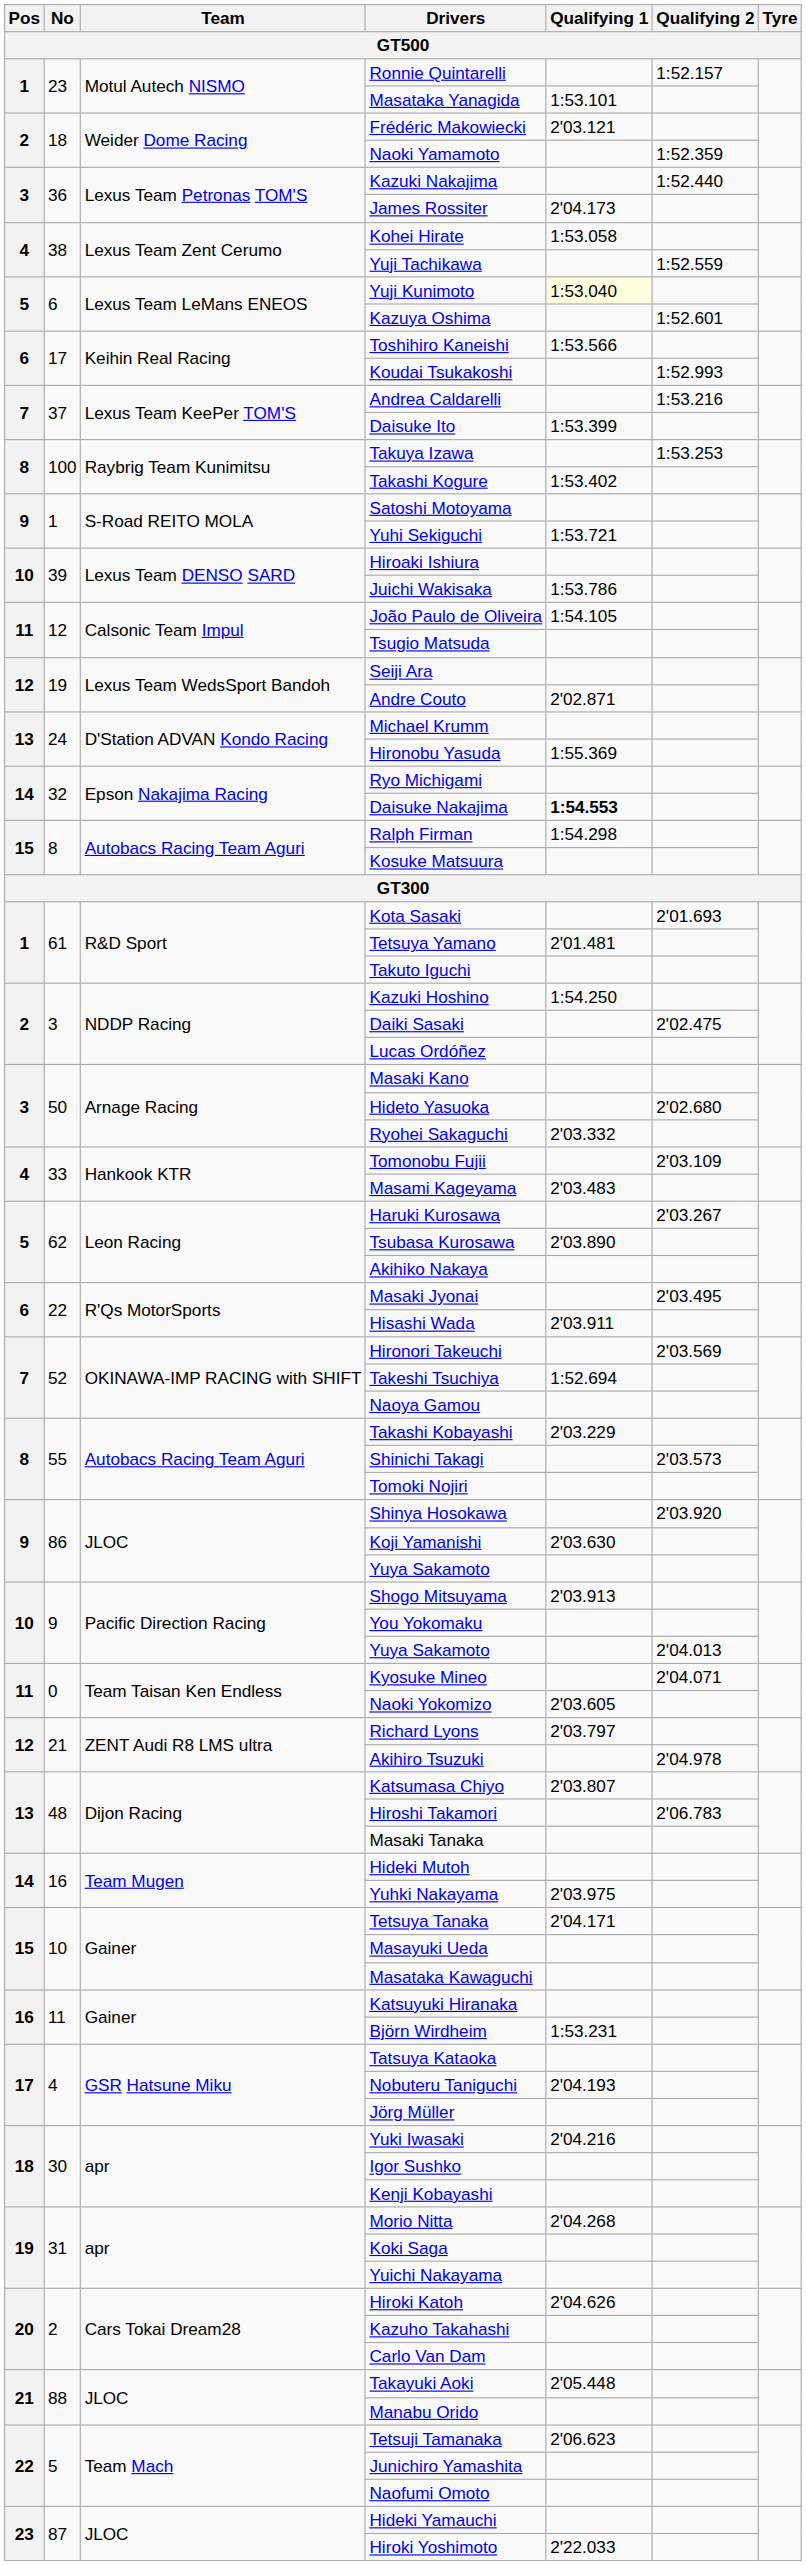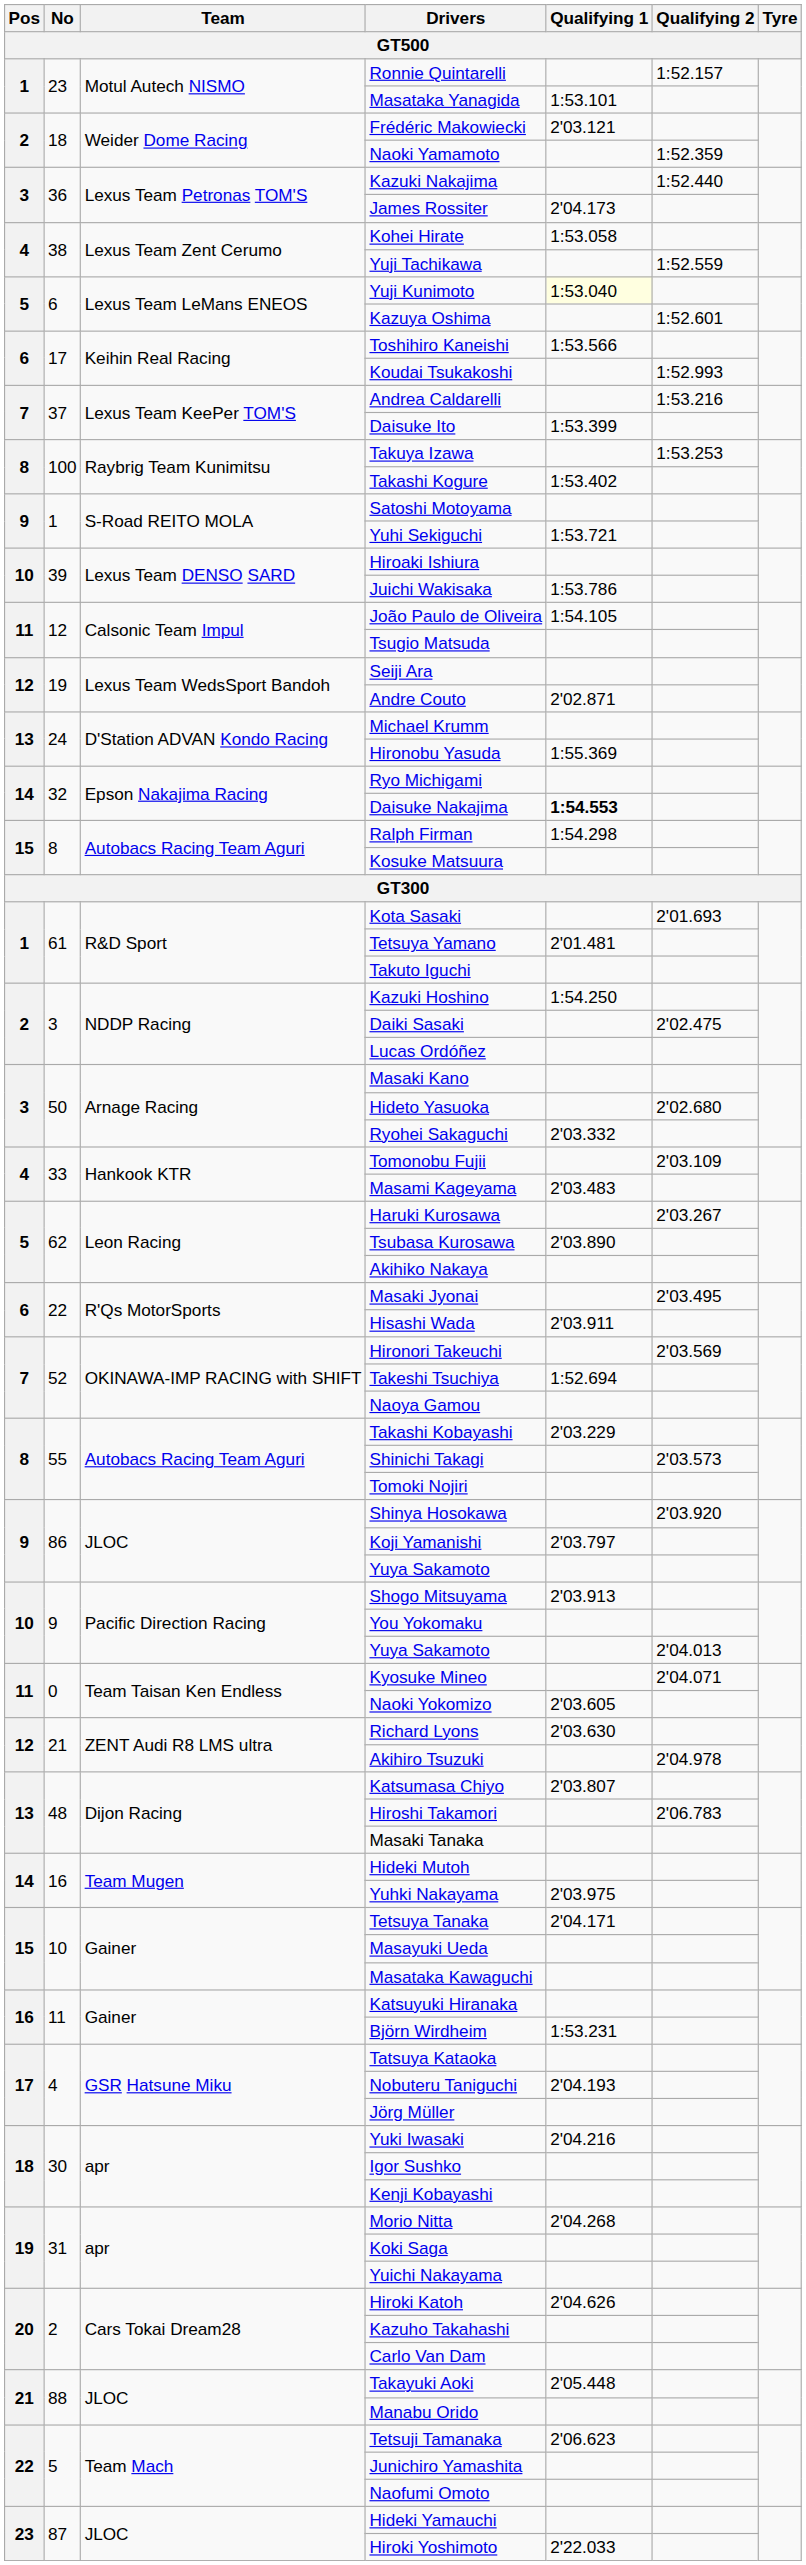(583, 1541) 2'03.630 -> (583, 1541) 2'03.797
(583, 1731) 2'03.797 -> (583, 1731) 2'03.630
